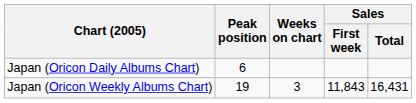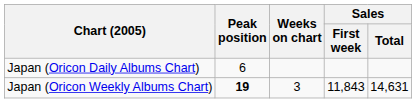(242, 87) normal -> (242, 87) bold
(389, 87) 16,431 -> (389, 87) 14,631
